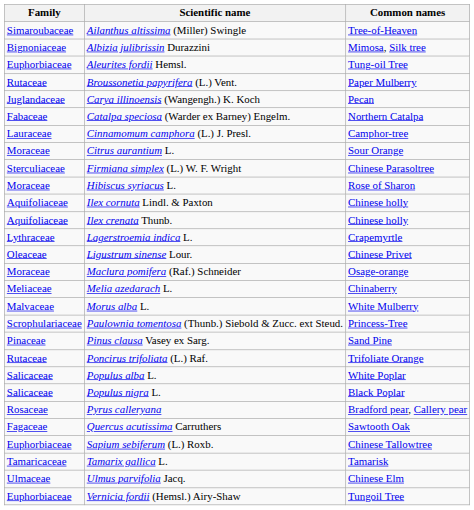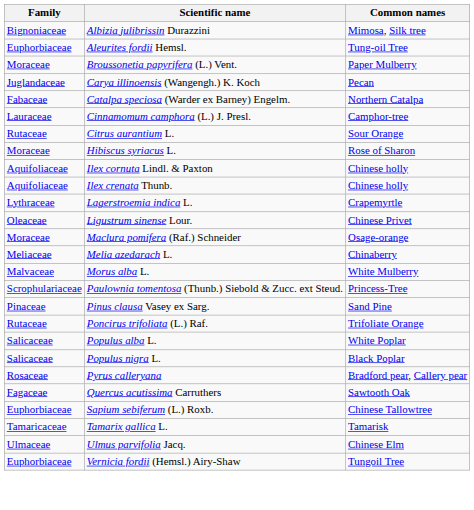- row: (166, 30)
(27, 82) Rutaceae -> (28, 64) Moraceae
(28, 151) Moraceae -> (27, 133) Rutaceae
- row: (164, 168)
